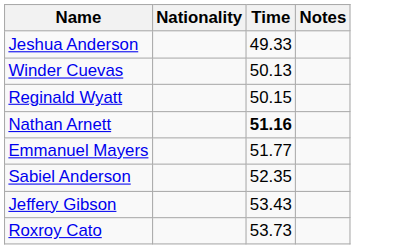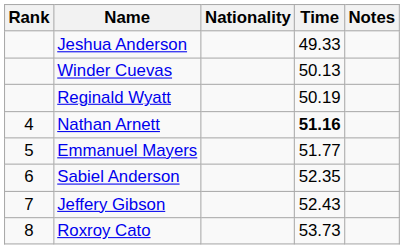+ column: (29, 17)
(271, 97) 50.15 -> (320, 97) 50.19
(271, 204) 53.43 -> (320, 204) 52.43
